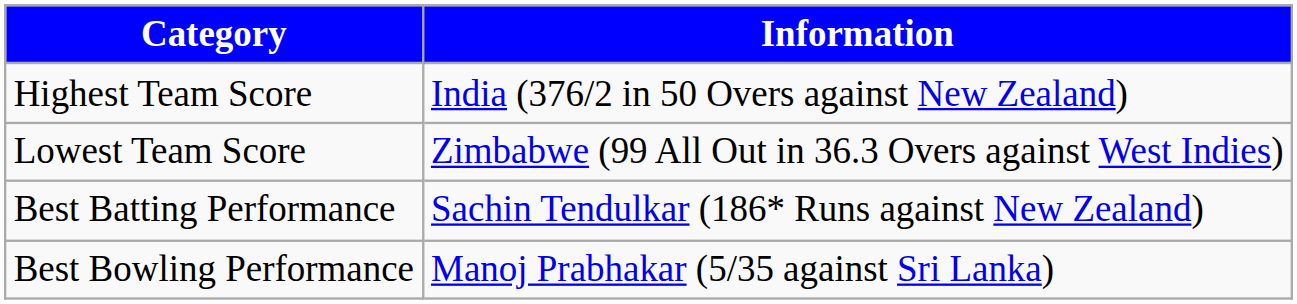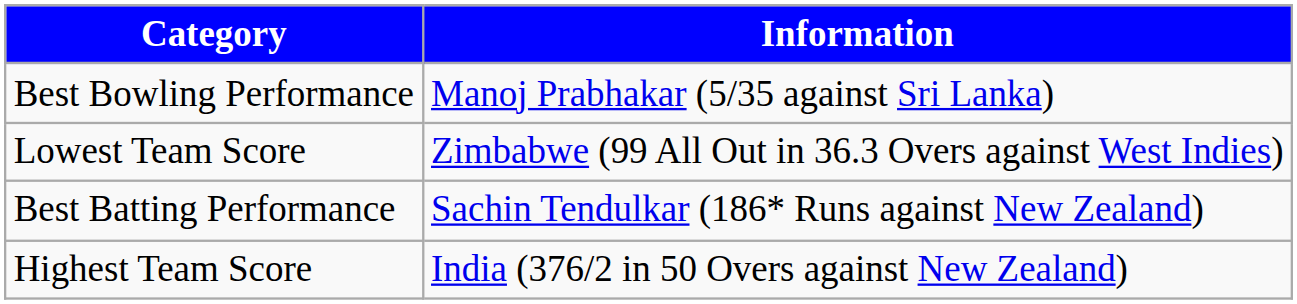rows swapped: (163, 92) <-> (214, 268)
